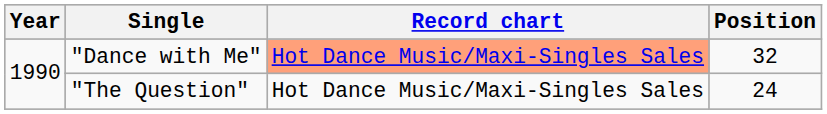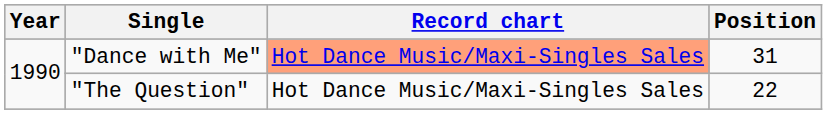(765, 57) 32 -> (765, 57) 31
(765, 91) 24 -> (765, 91) 22
